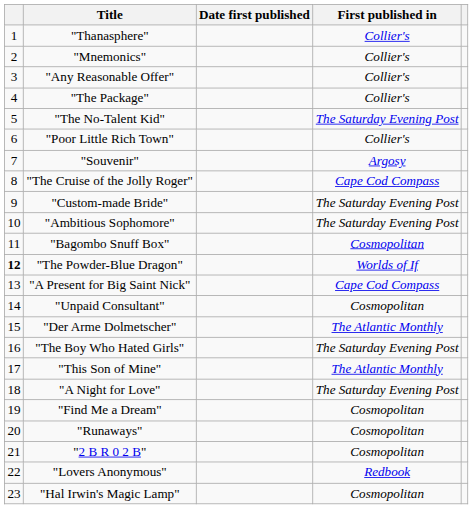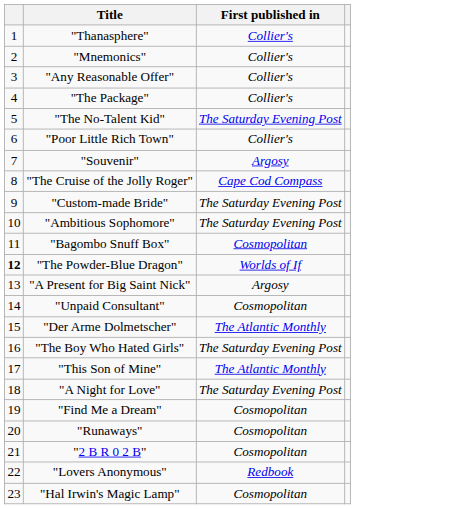- column: (254, 14)
(387, 285) Cape Cod Compass -> (270, 285) Argosy
